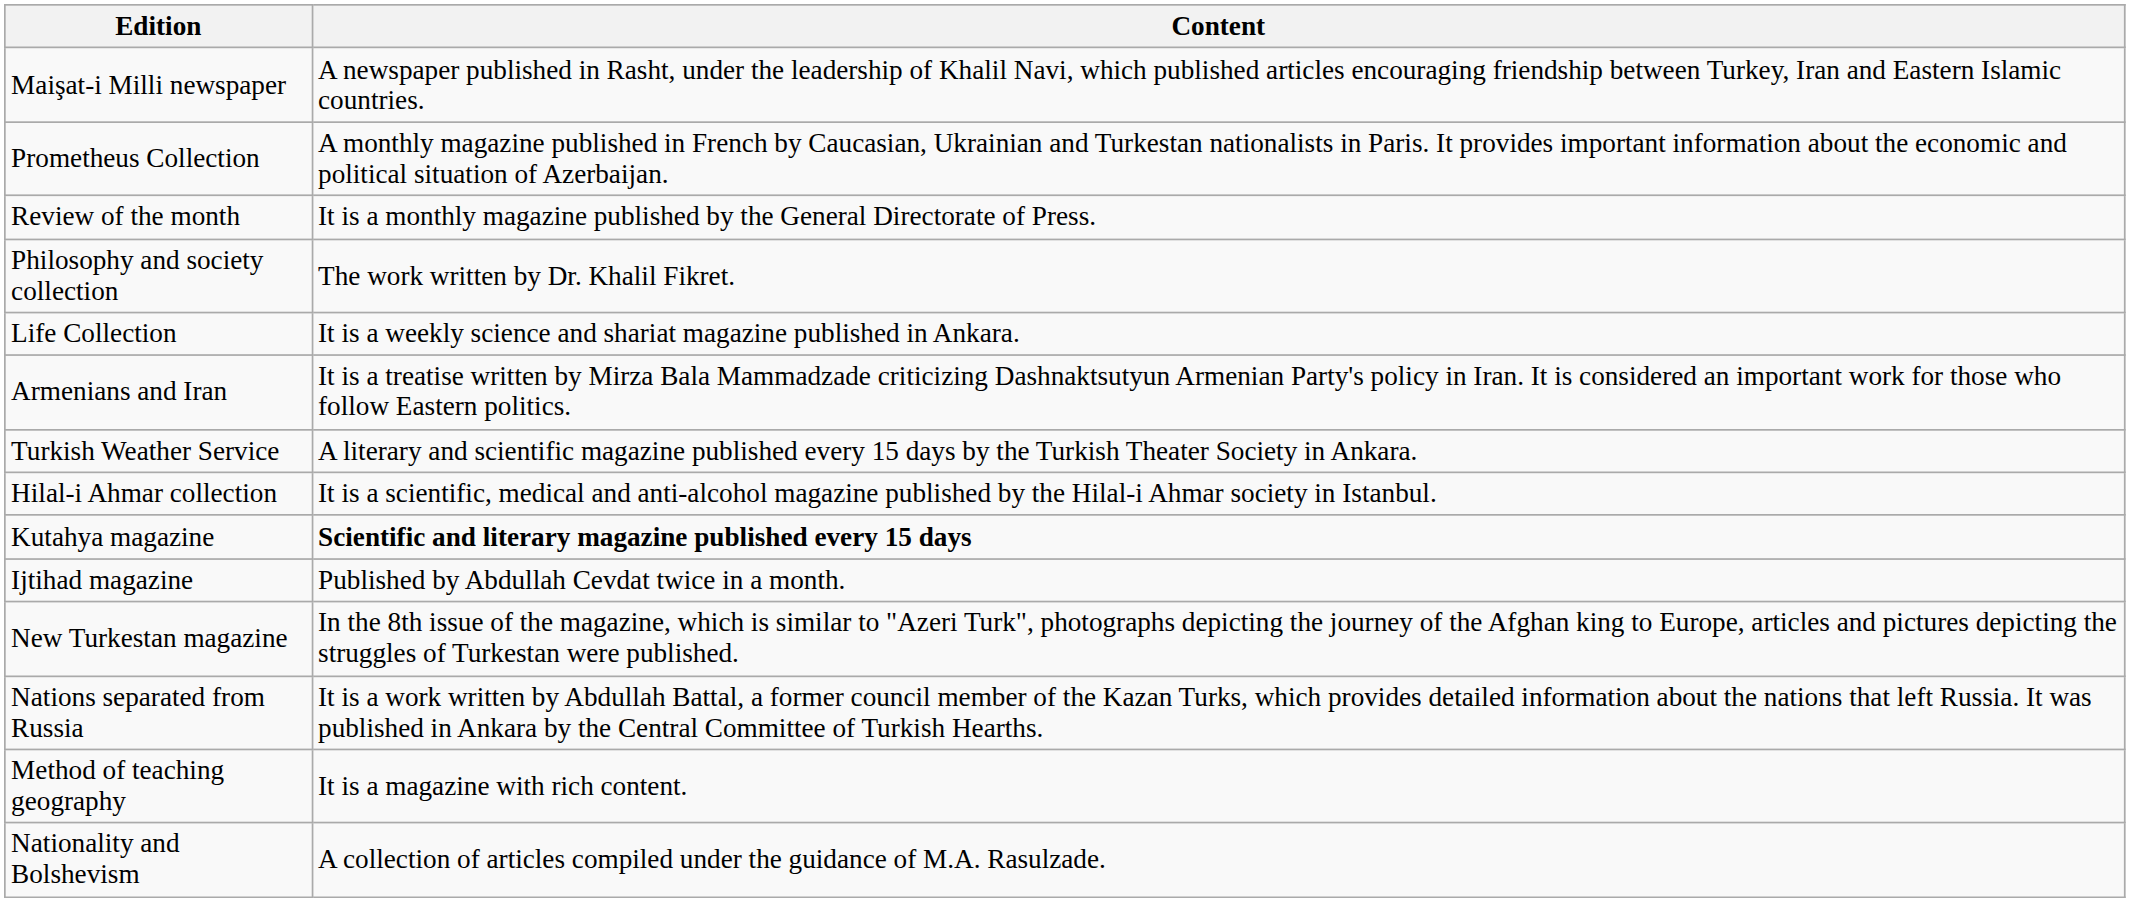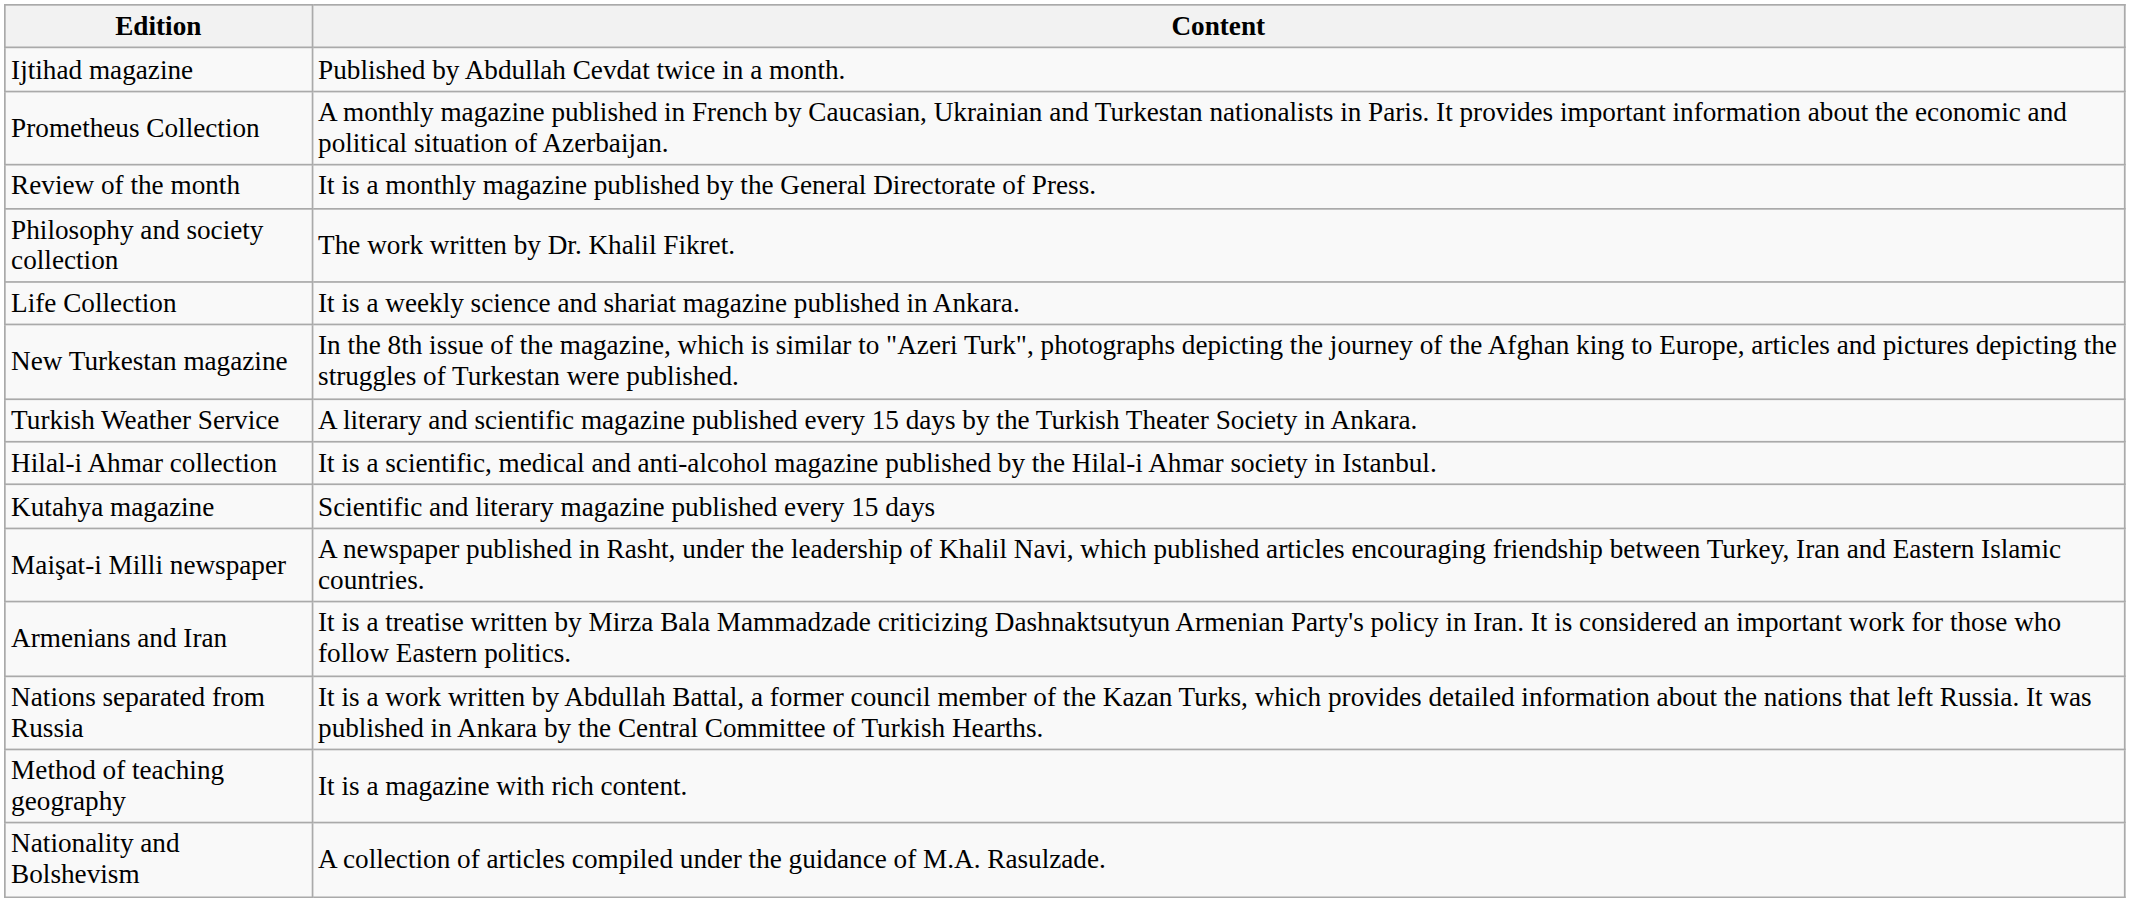rows swapped: (149, 84) <-> (102, 579)
rows swapped: (149, 638) <-> (119, 391)
(645, 536) bold -> (627, 506) normal
